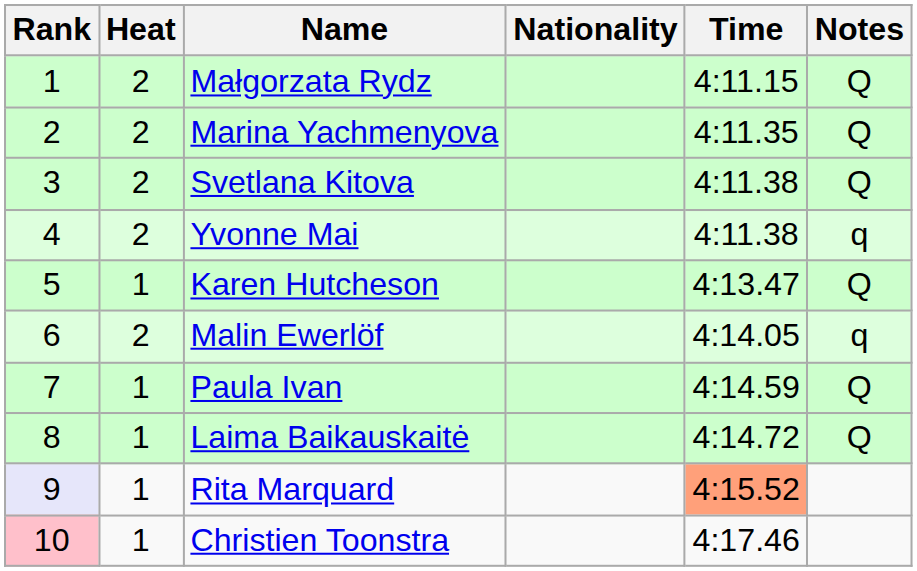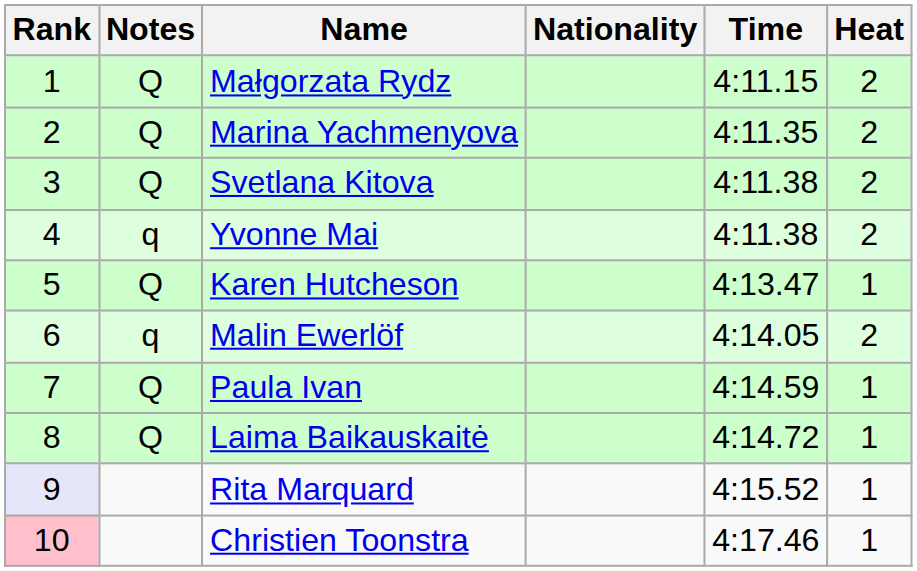columns swapped: (141, 30) <-> (859, 30)
(746, 489) lightsalmon background -> (766, 489) no background
